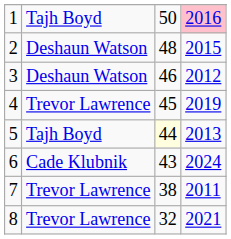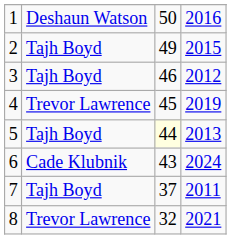(64, 18) Tajh Boyd -> (87, 18) Deshaun Watson
(203, 18) pink background -> (203, 18) no background
(87, 47) Deshaun Watson -> (64, 47) Tajh Boyd
(168, 47) 48 -> (168, 47) 49
(87, 76) Deshaun Watson -> (64, 76) Tajh Boyd
(88, 190) Trevor Lawrence -> (64, 190) Tajh Boyd
(168, 190) 38 -> (168, 190) 37
